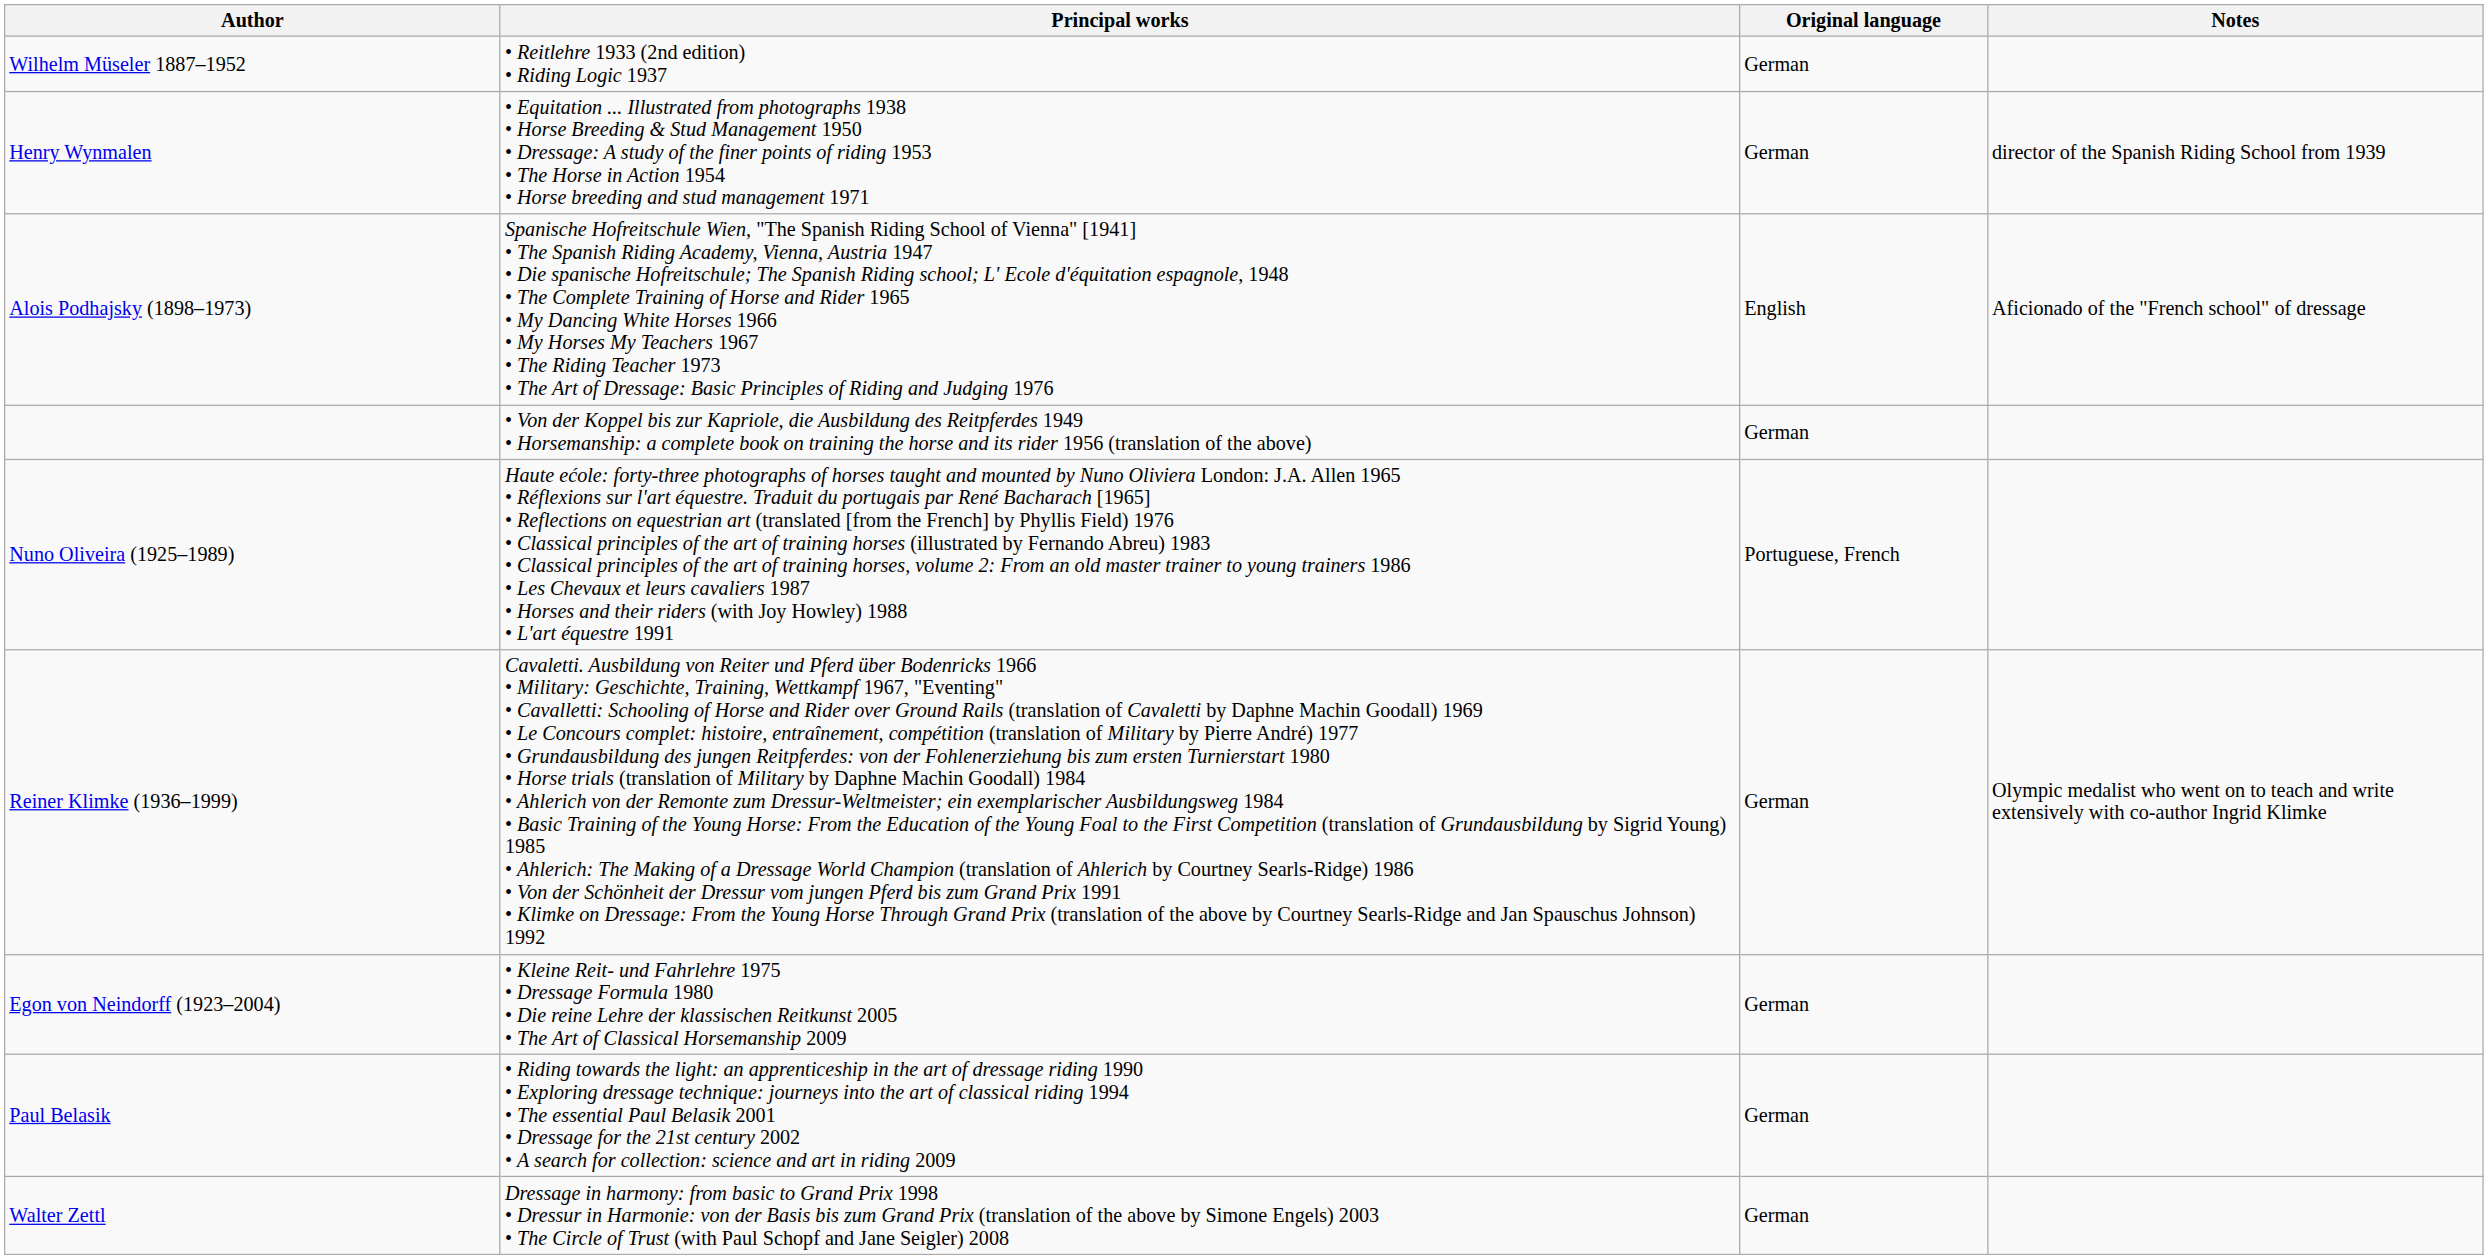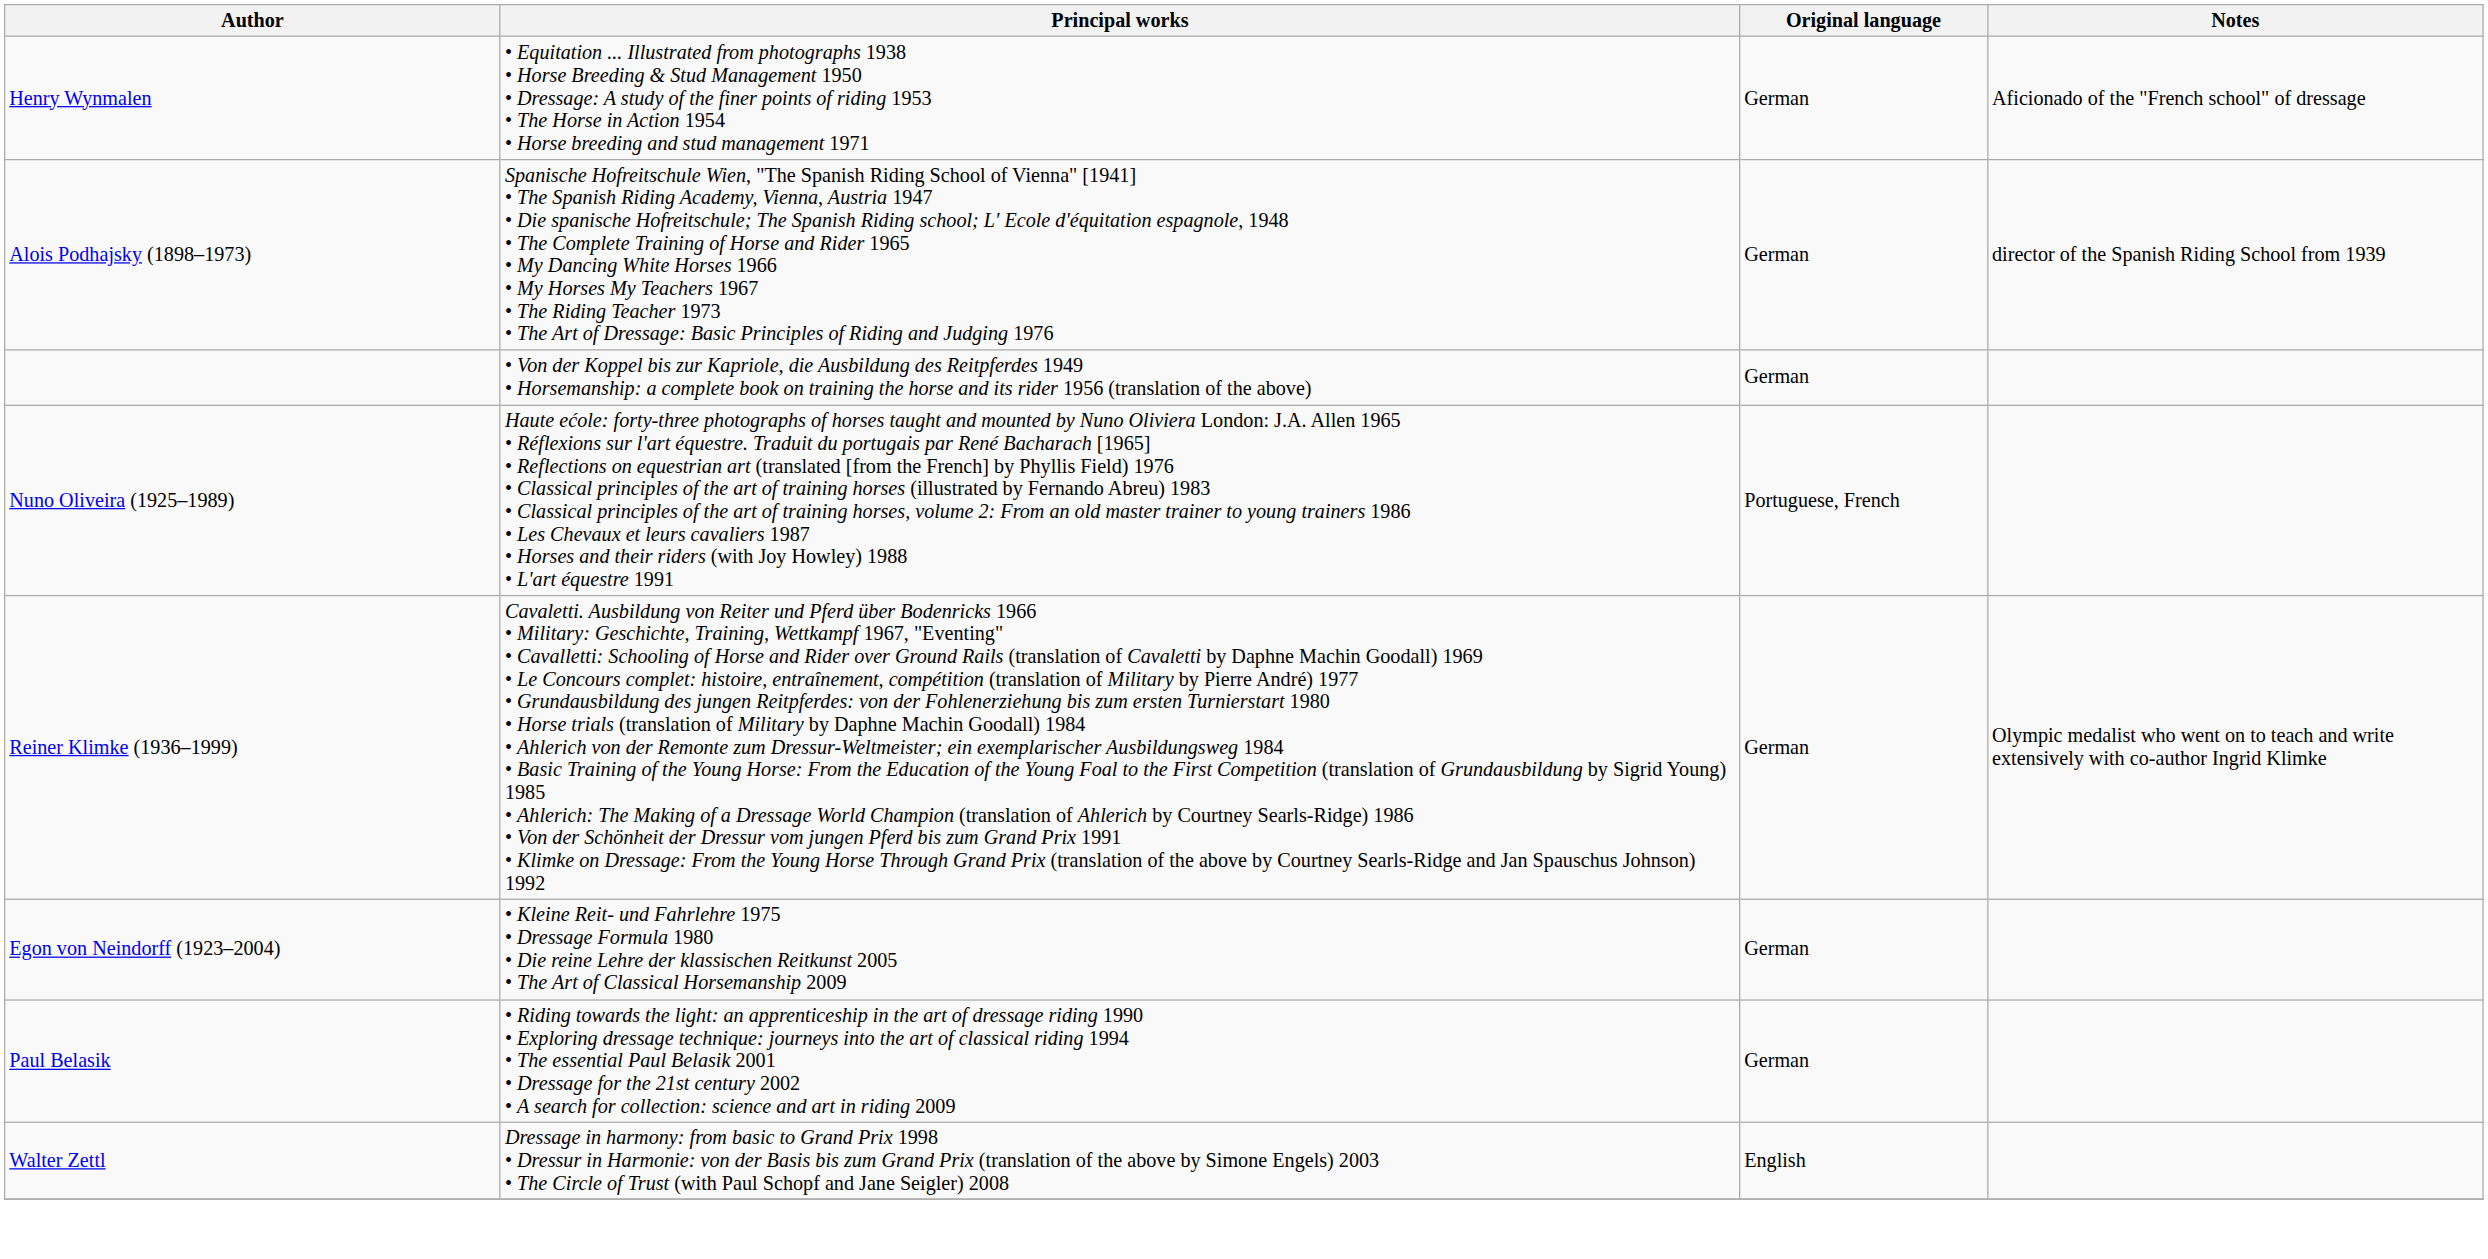- row: (128, 63)
(2189, 152) director of the Spanish Riding School from 1939 -> (2179, 97) Aficionado of the "French school" of dressage
(1775, 309) English -> (1777, 254) German
(2179, 309) Aficionado of the "French school" of dressage -> (2189, 254) director of the Spanish Riding School from 1939
(1777, 1215) German -> (1775, 1160) English
